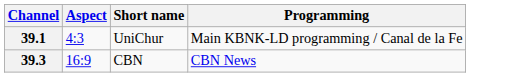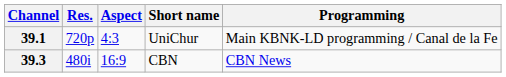+ column: (80, 15)
